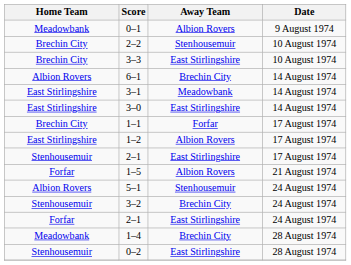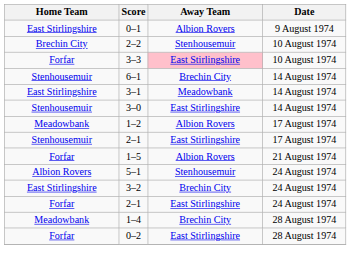(62, 28) Meadowbank -> (62, 28) East Stirlingshire
(62, 60) Brechin City -> (62, 60) Forfar
(205, 60) no background -> (205, 60) pink background
(62, 76) Albion Rovers -> (62, 76) Stenhousemuir
(62, 108) East Stirlingshire -> (62, 108) Stenhousemuir
- row: (133, 124)
(62, 140) East Stirlingshire -> (62, 124) Meadowbank
(62, 204) Stenhousemuir -> (62, 188) East Stirlingshire
(62, 252) Stenhousemuir -> (62, 236) Forfar
